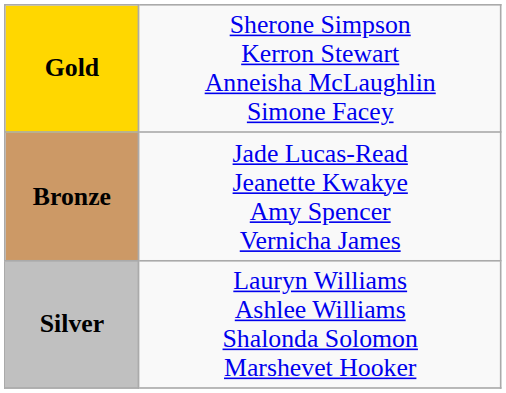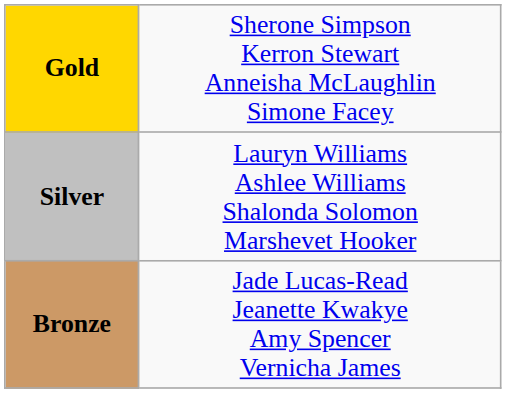rows swapped: (72, 323) <-> (72, 196)
